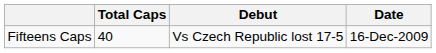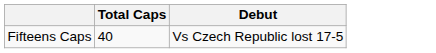- column: (389, 15)
